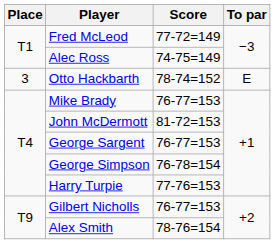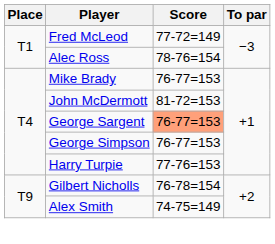(188, 57) 74-75=149 -> (188, 57) 78-76=154
- row: (94, 79)
(188, 143) no background -> (188, 121) lightsalmon background
(188, 164) 76-78=154 -> (188, 143) 76-77=153
(188, 206) 76-77=153 -> (188, 185) 76-78=154
(188, 228) 78-76=154 -> (188, 206) 74-75=149
